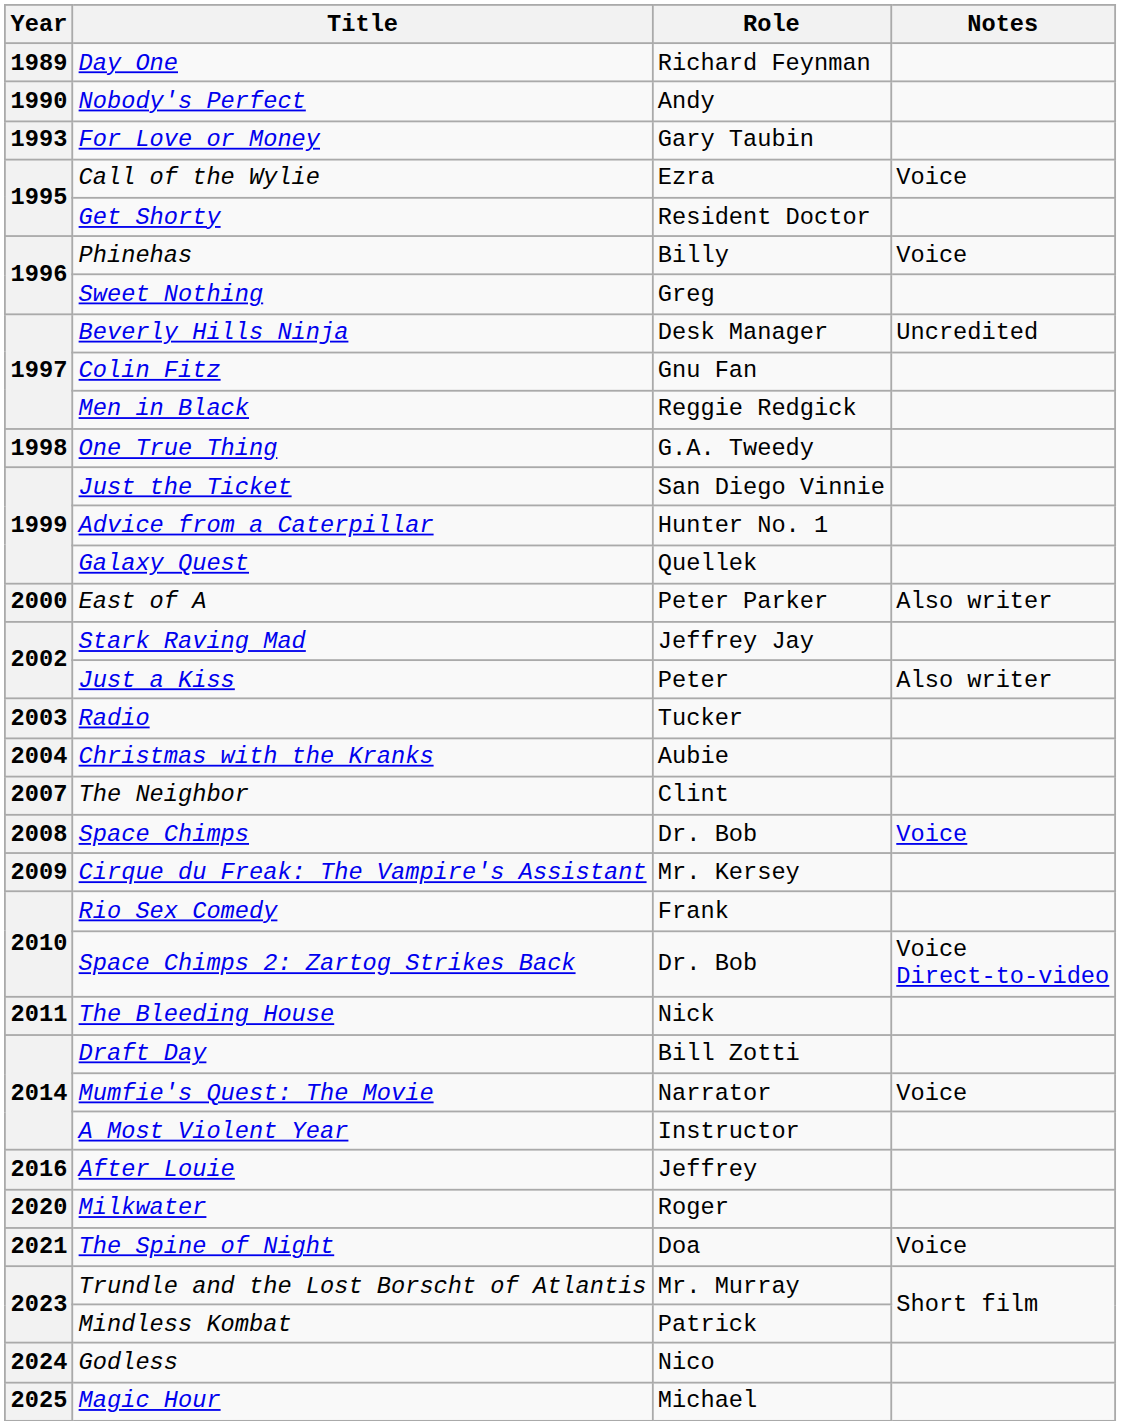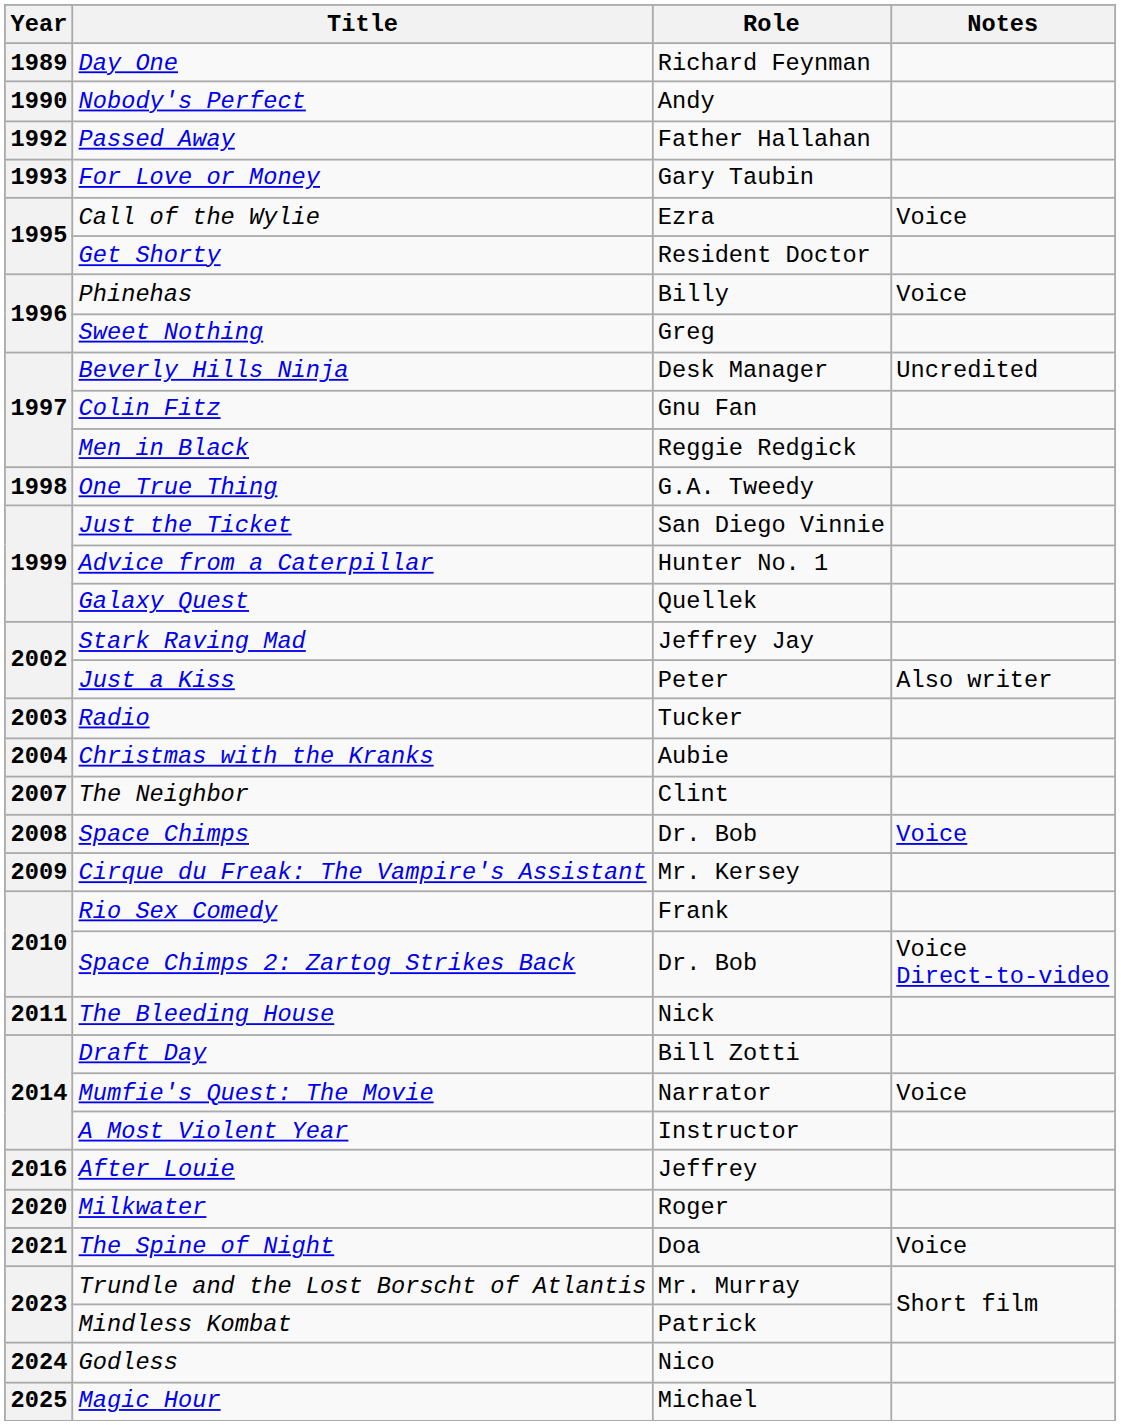+ row: (157, 140)
- row: (143, 603)
